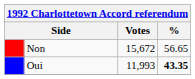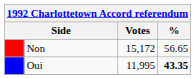(140, 48) 15,672 -> (140, 48) 15,172
(141, 66) 11,993 -> (141, 66) 11,995
